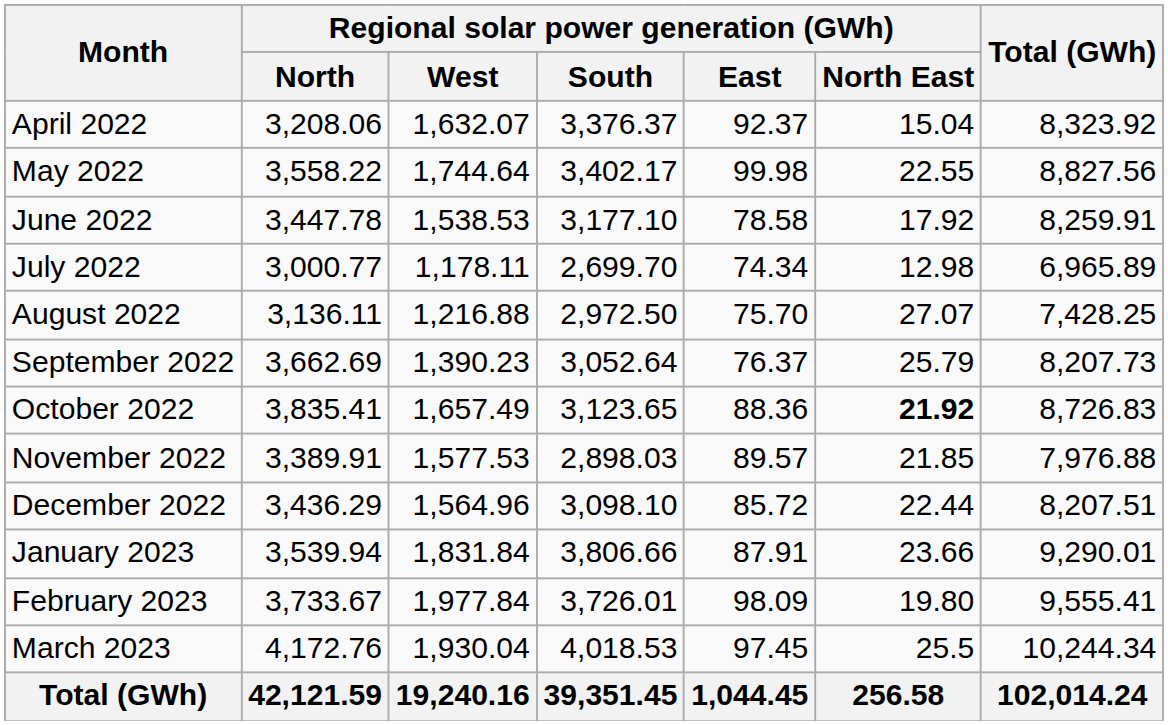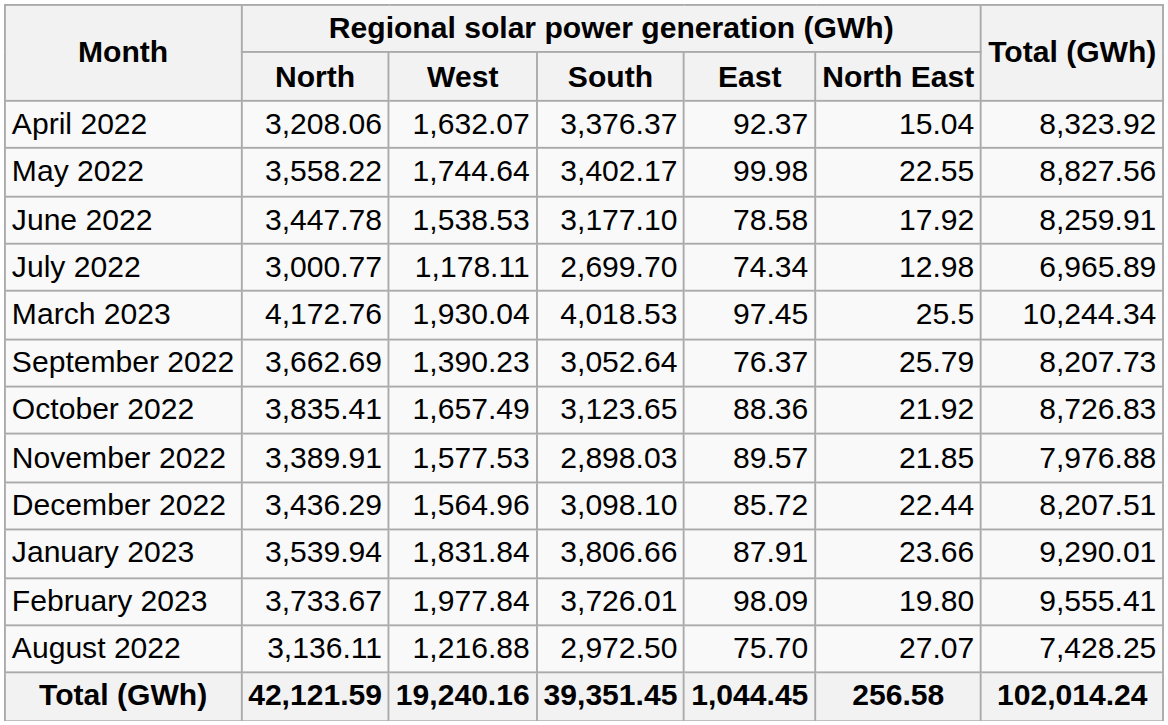rows swapped: (96, 314) <-> (91, 648)
(937, 409) bold -> (937, 409) normal
